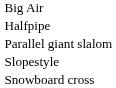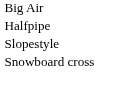- row: (58, 44)
